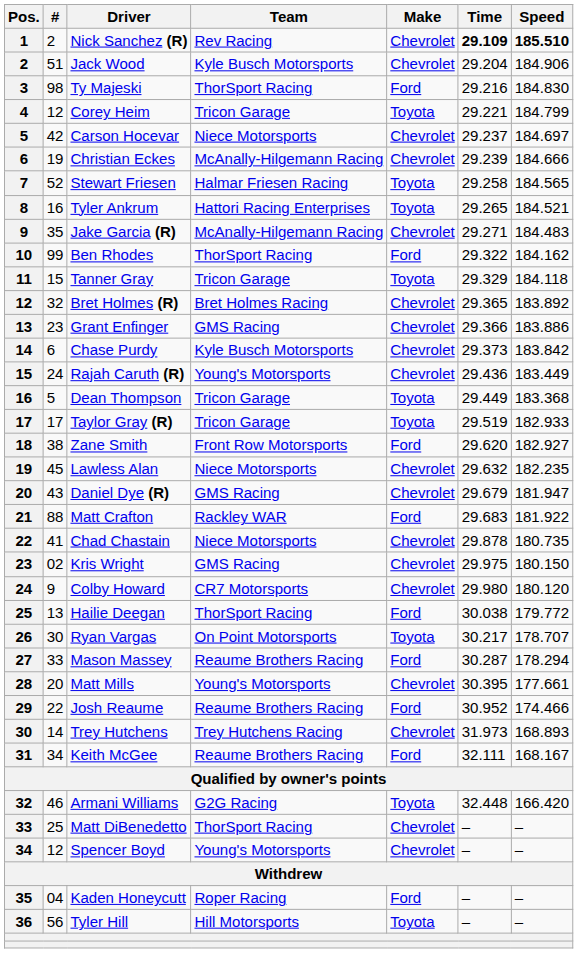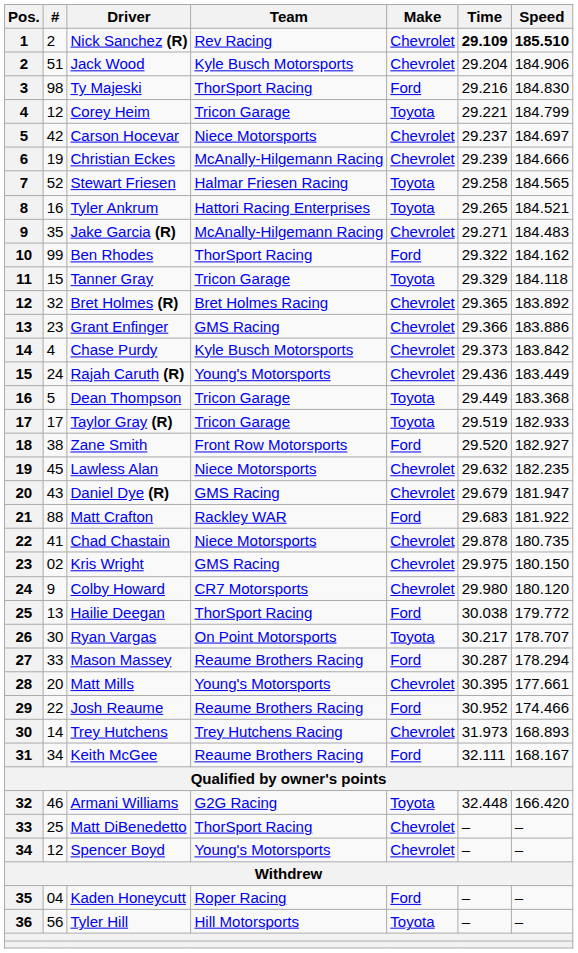(51, 350) 6 -> (51, 350) 4
(485, 445) 29.620 -> (485, 445) 29.520
